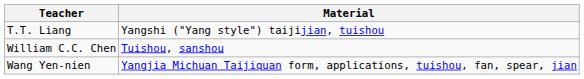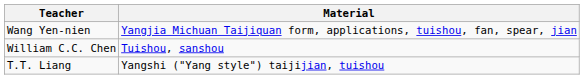rows swapped: (49, 65) <-> (39, 30)
